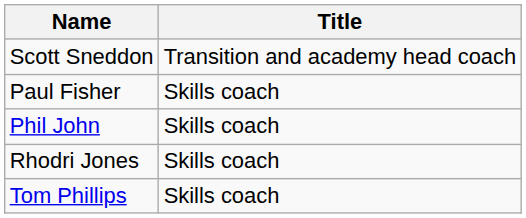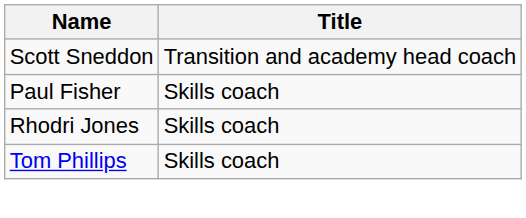- row: (55, 126)
